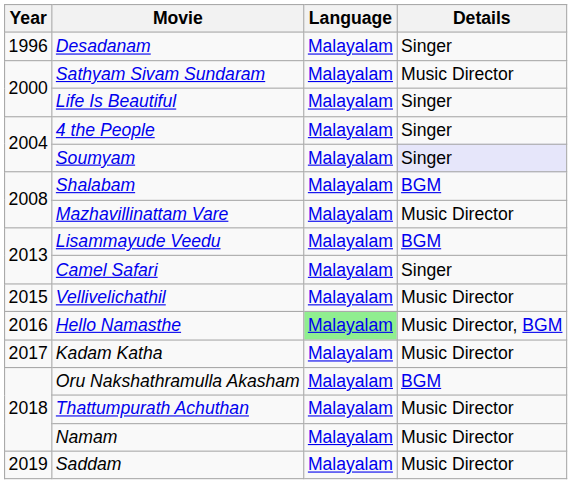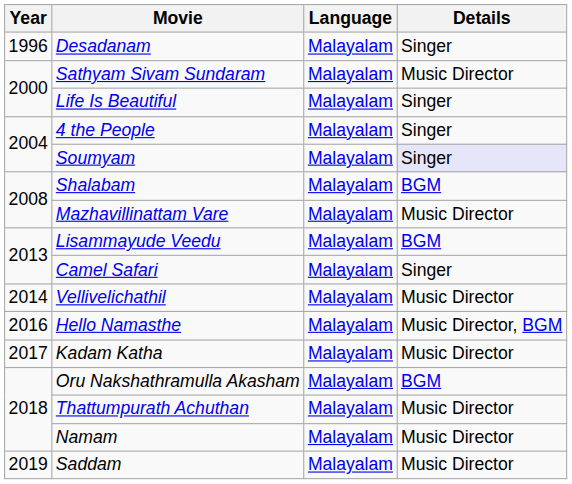(28, 297) 2015 -> (28, 297) 2014
(350, 325) lightgreen background -> (350, 325) no background
